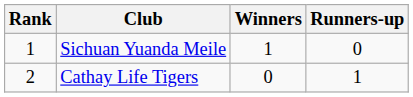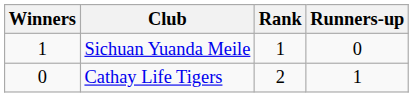columns swapped: (30, 19) <-> (268, 19)
